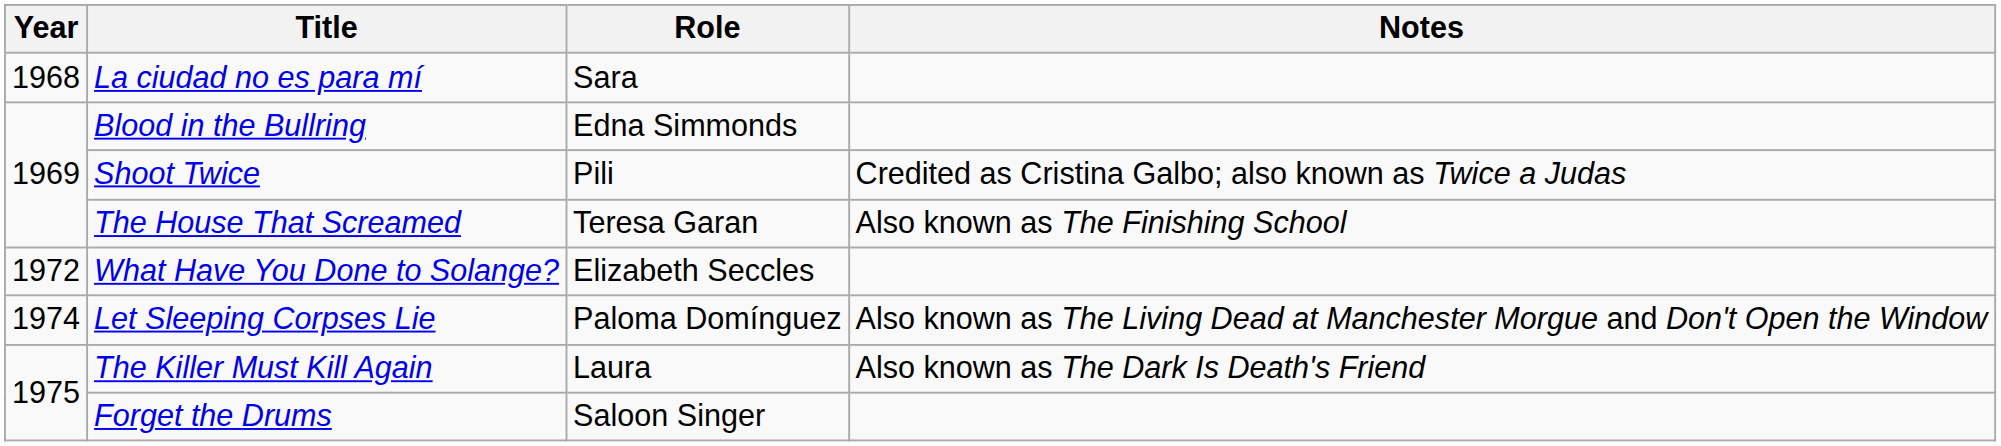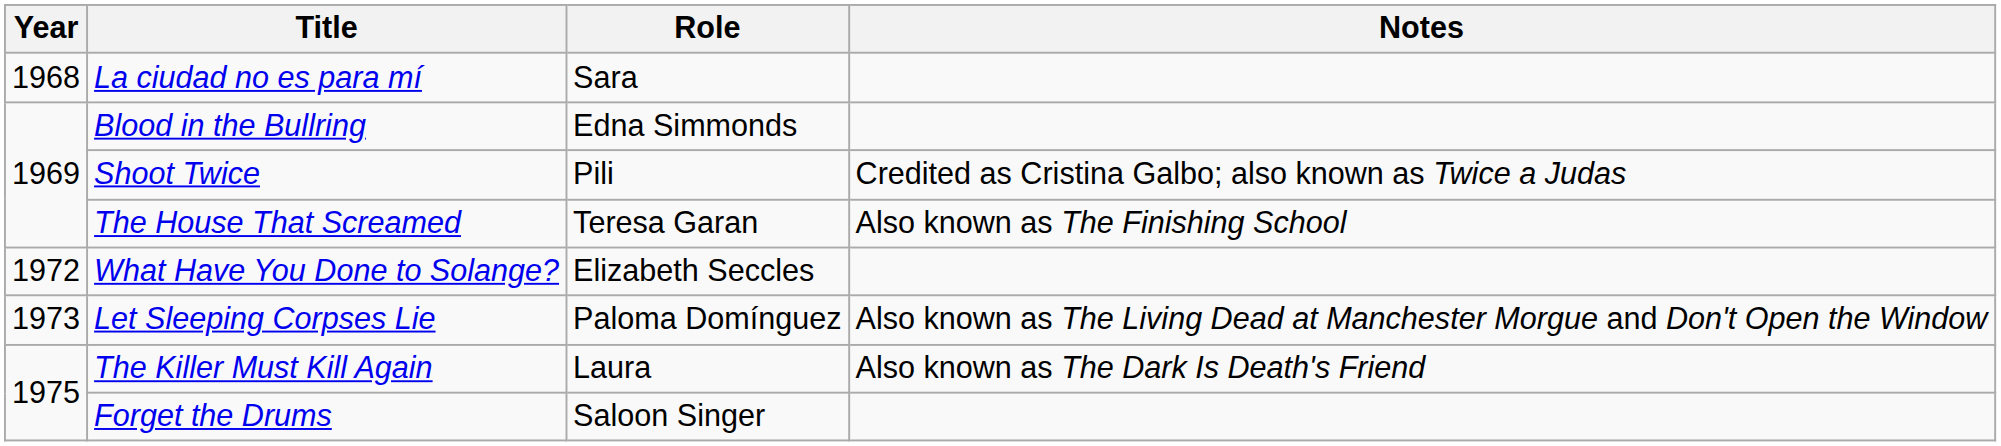(46, 319) 1974 -> (46, 319) 1973
